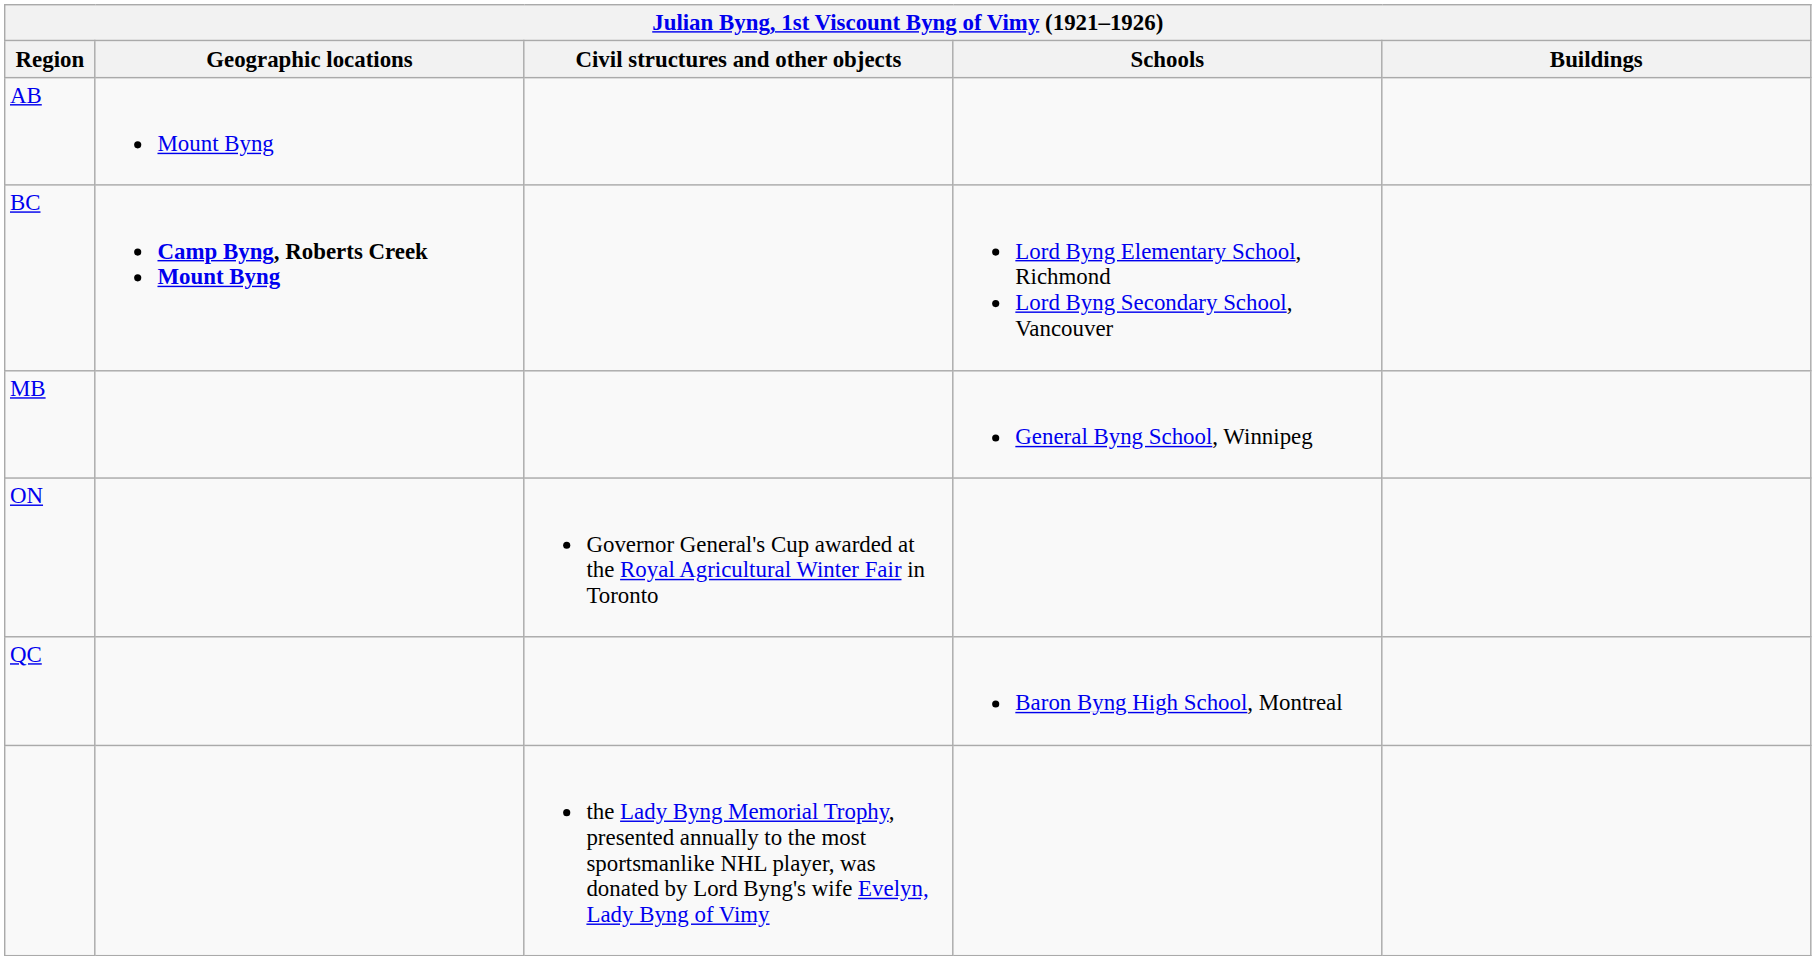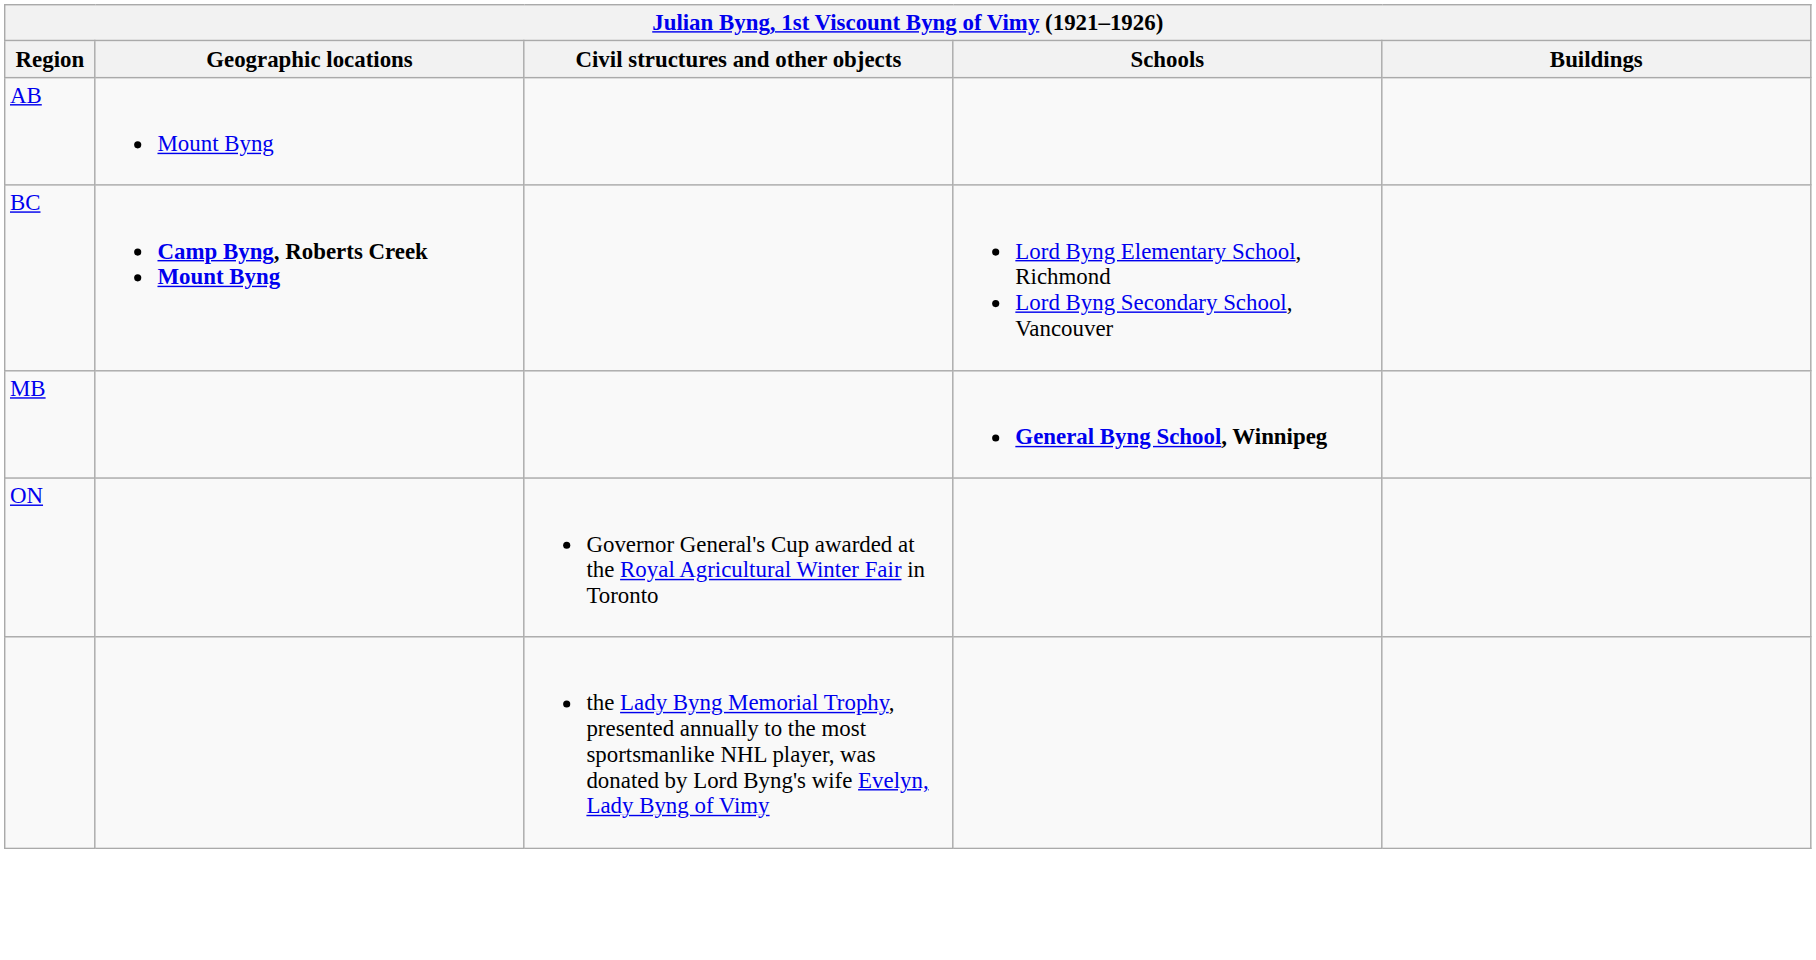(1167, 437) normal -> (1167, 437) bold
- row: (26, 655)
